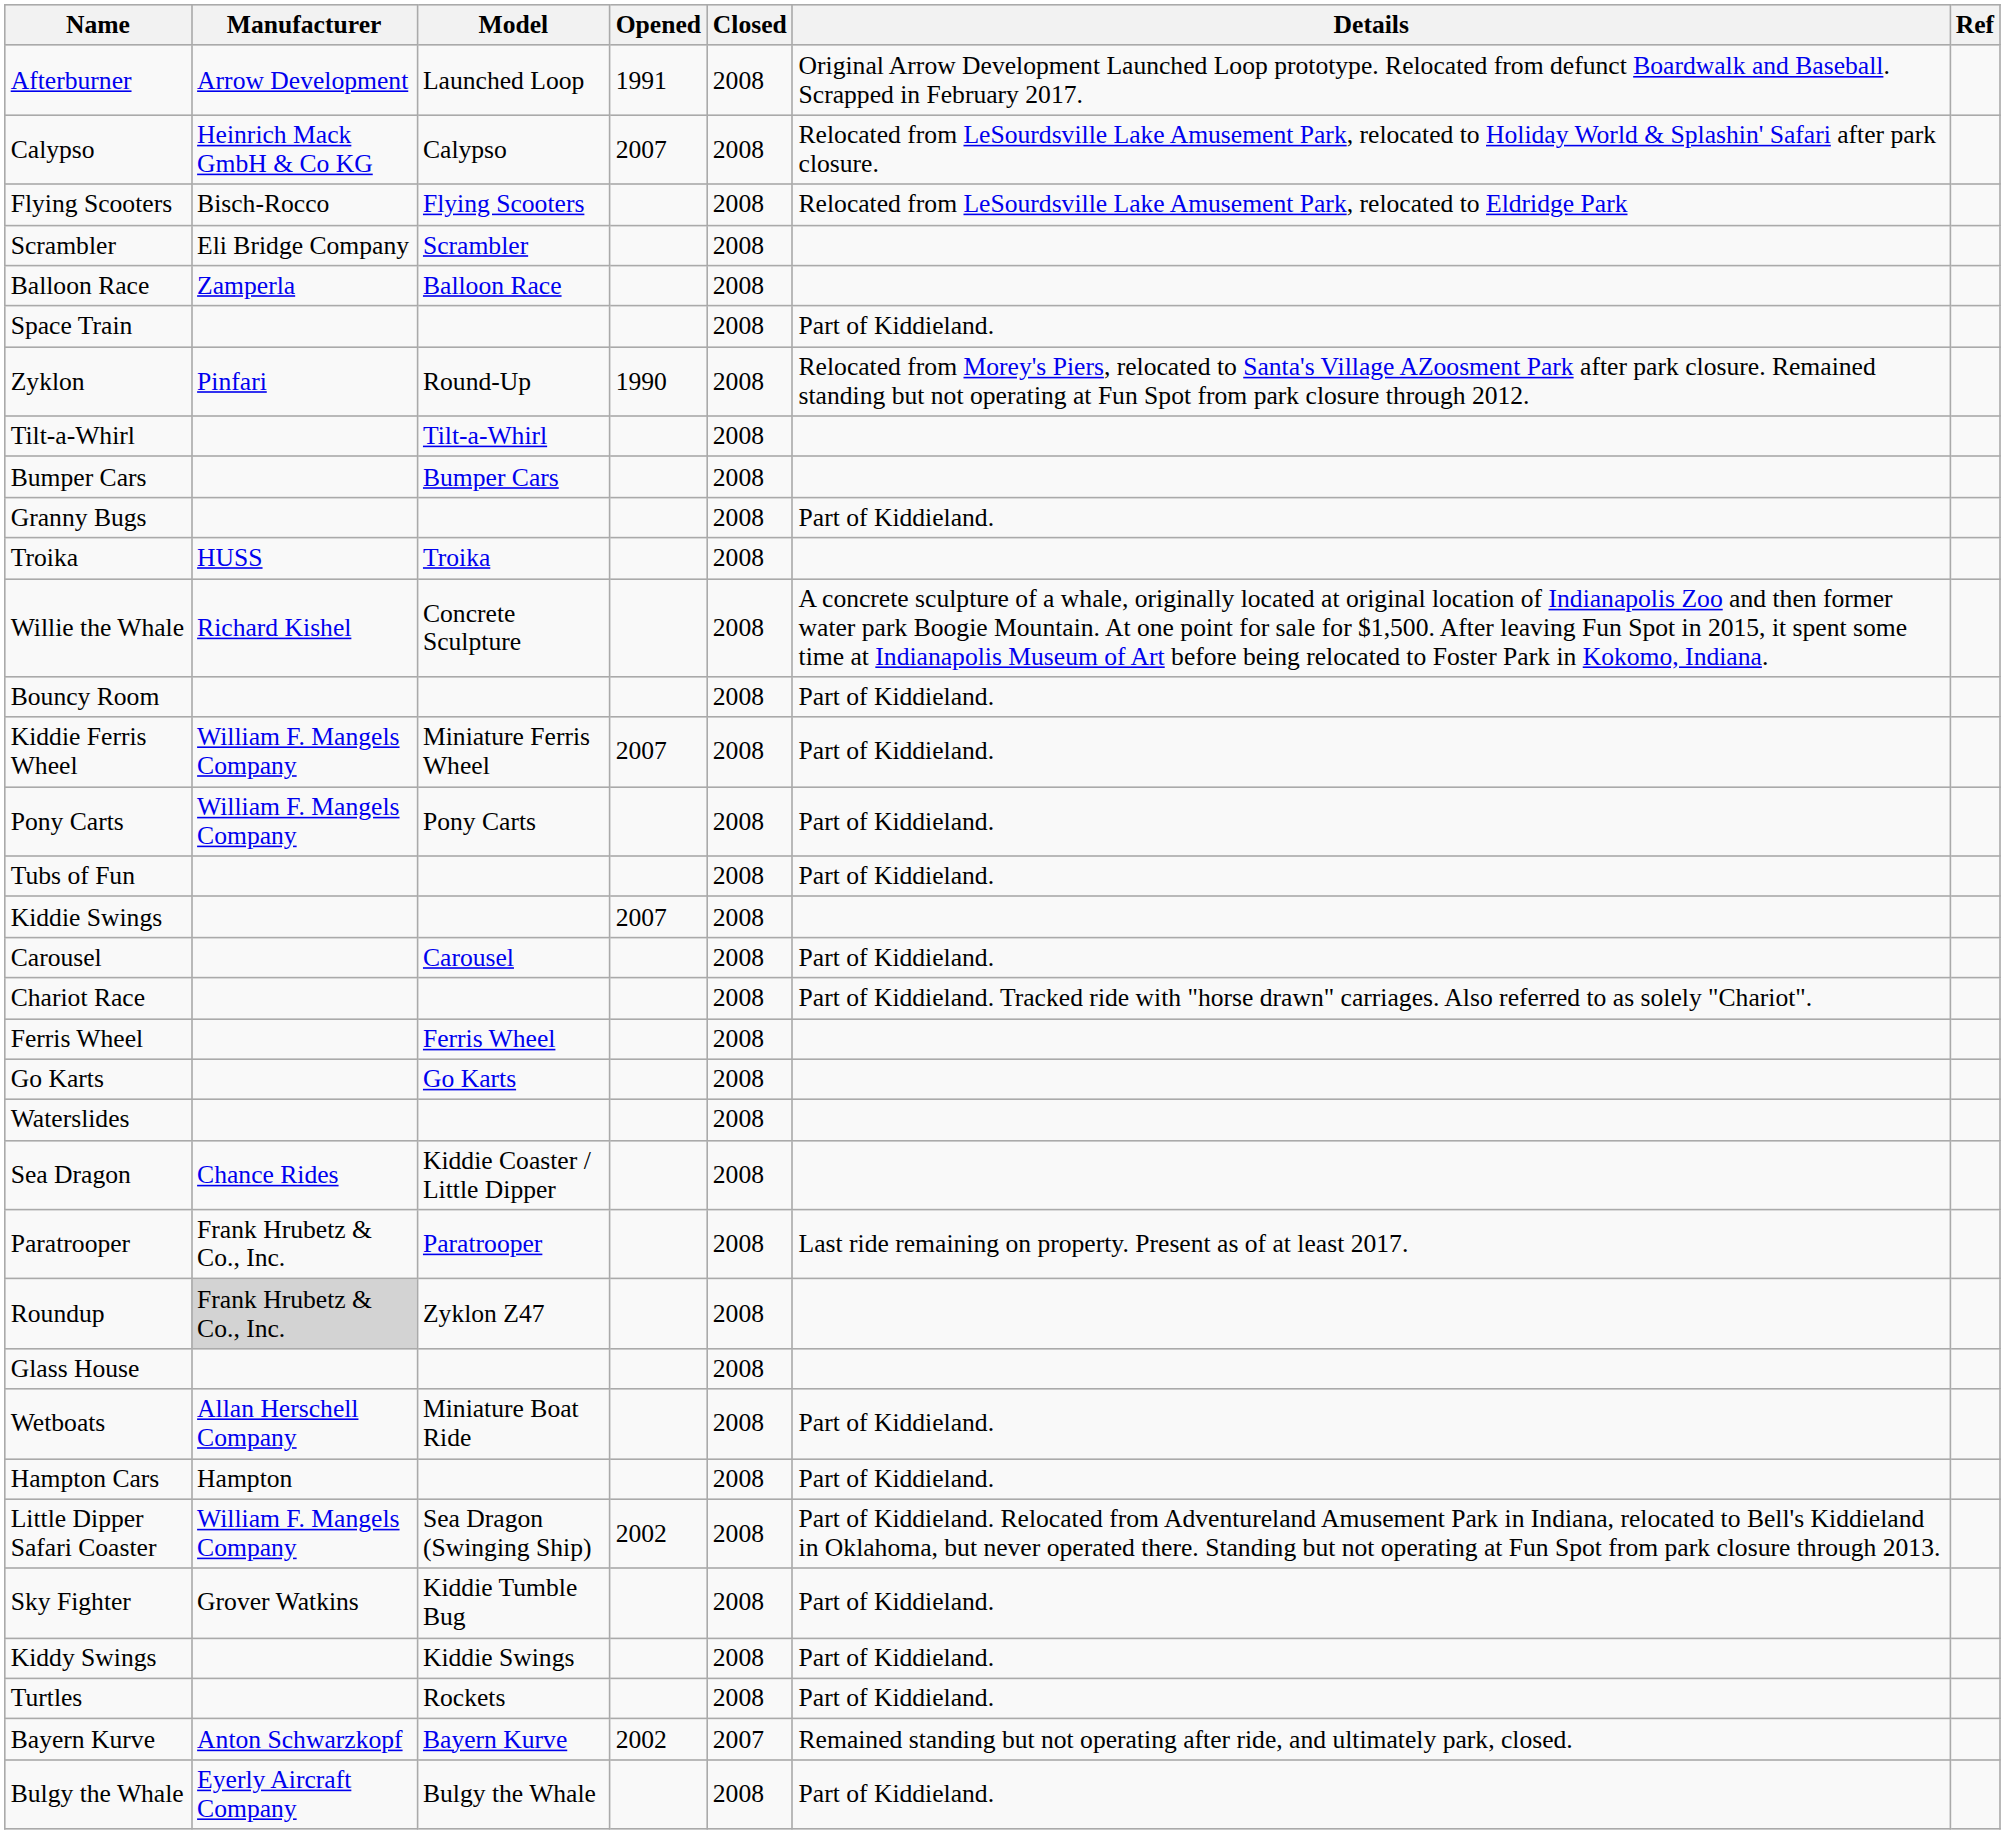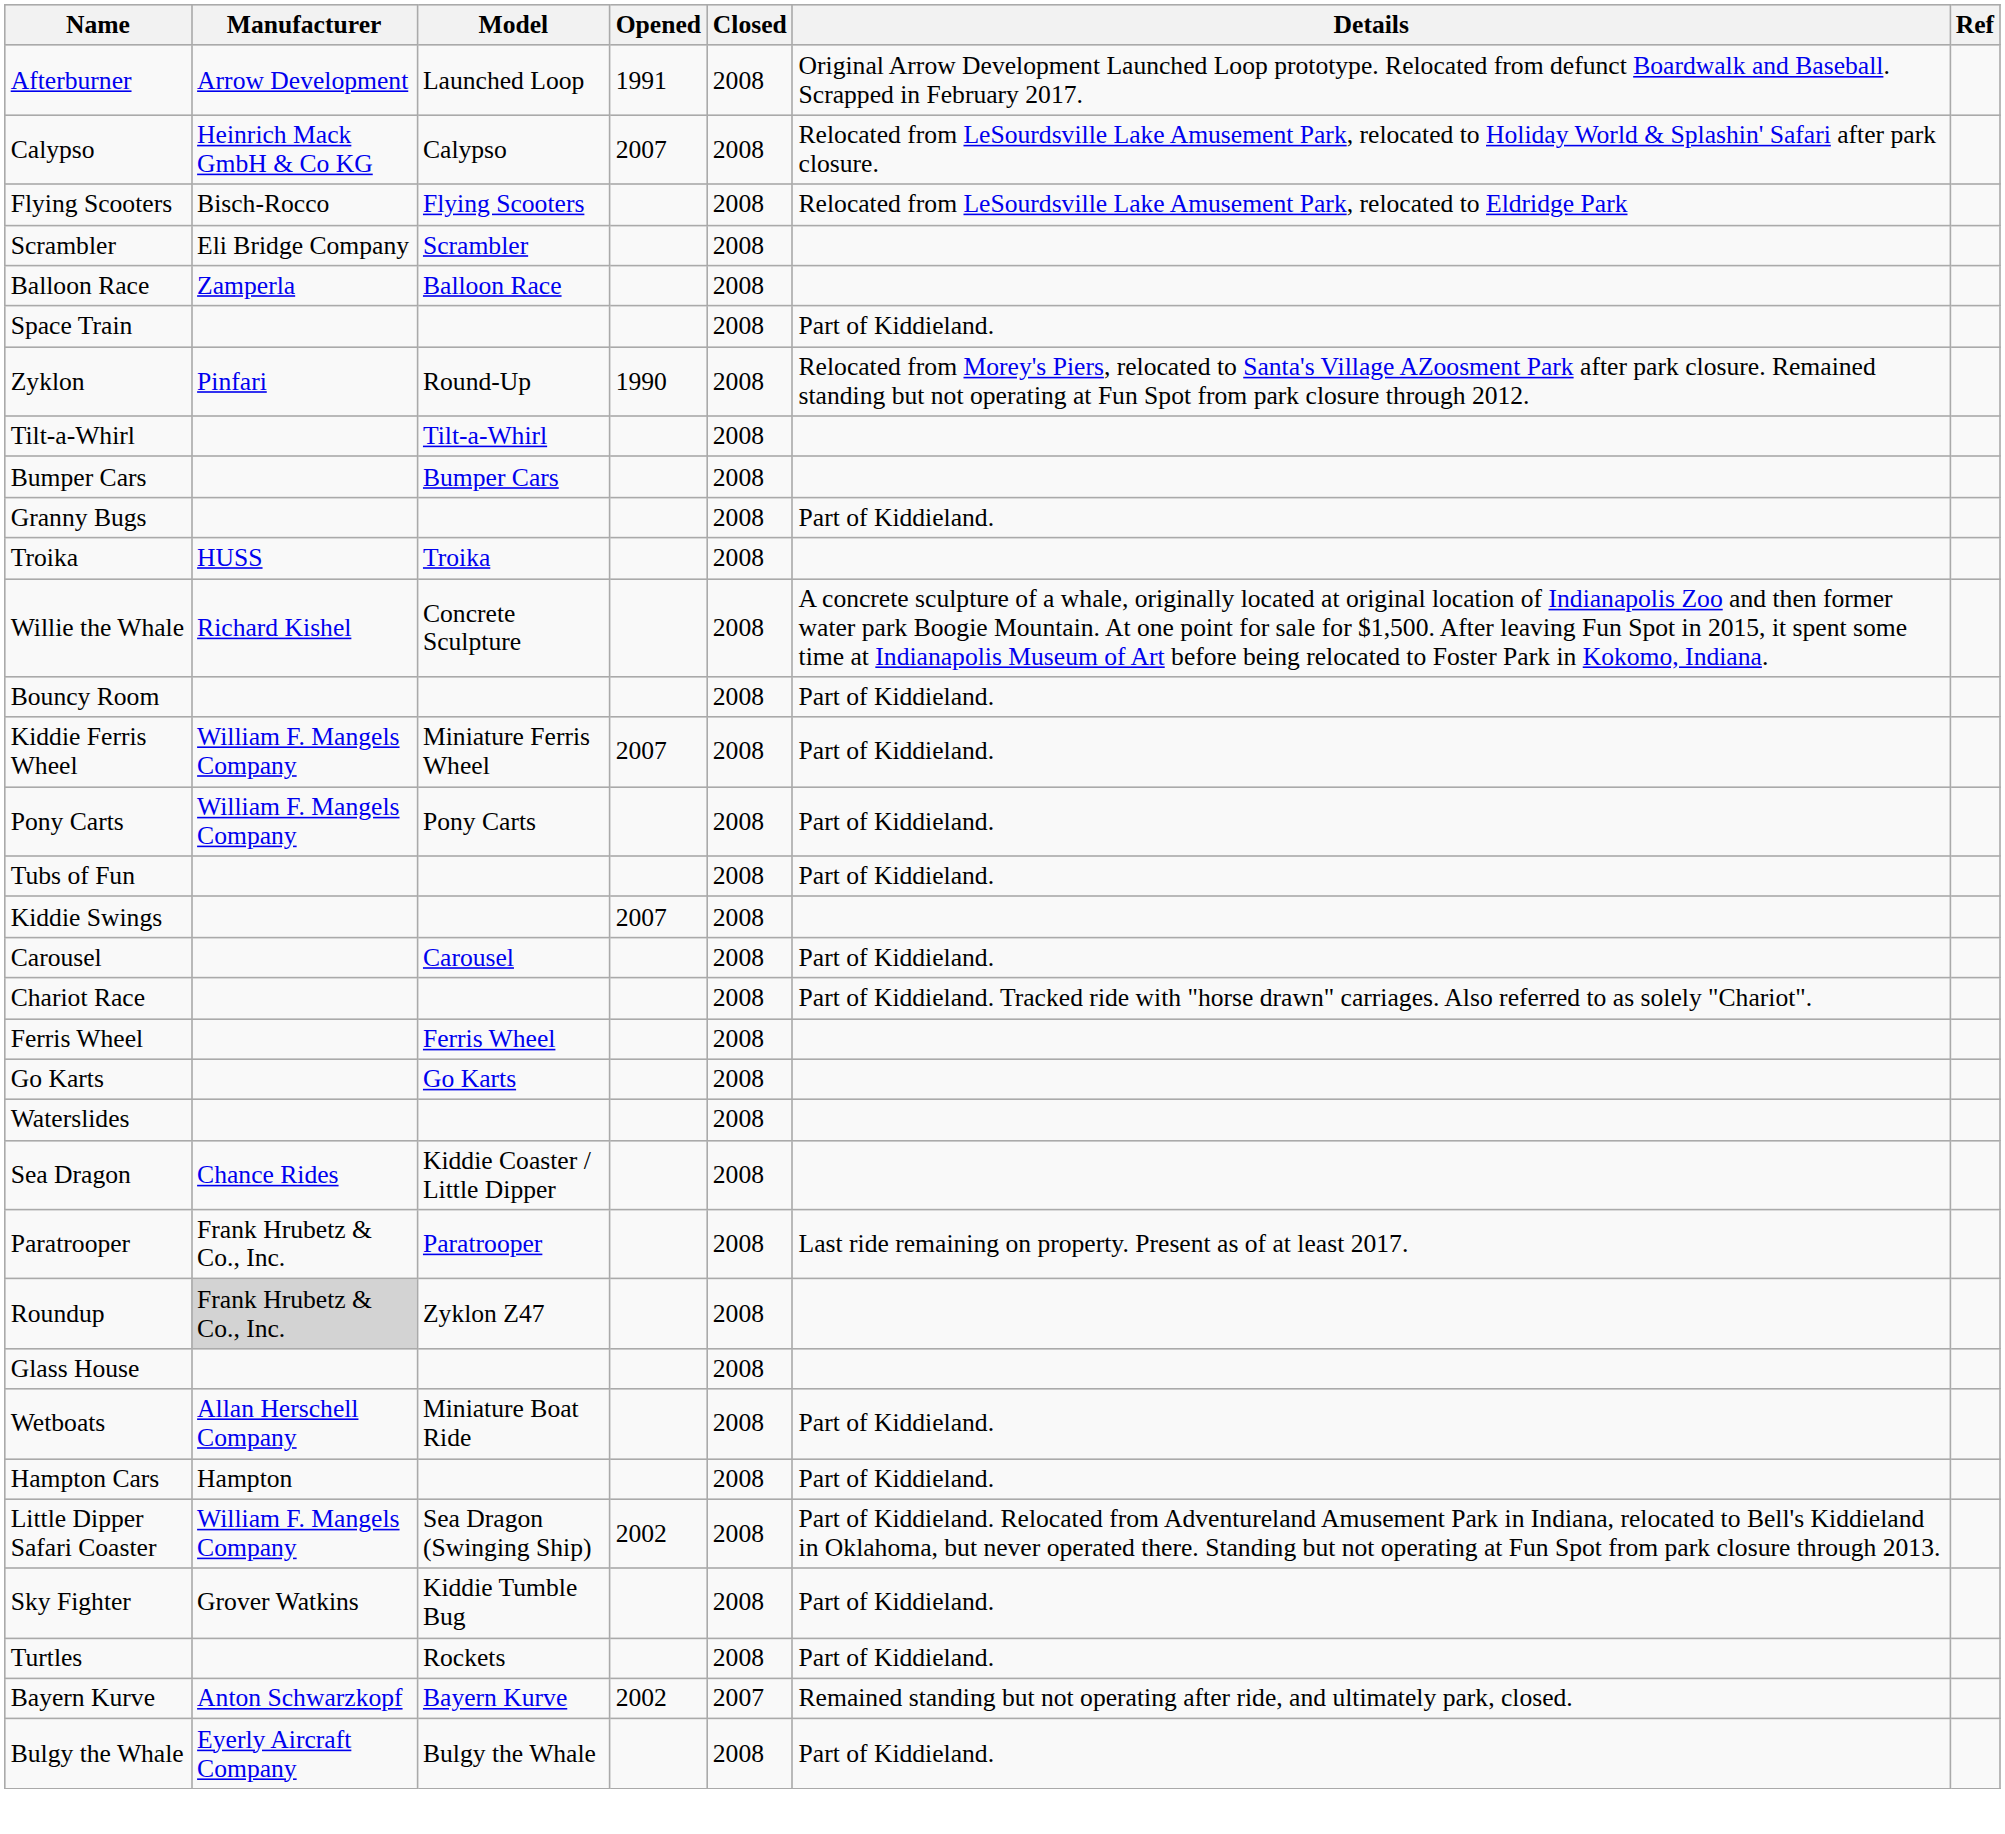- row: (84, 1657)
